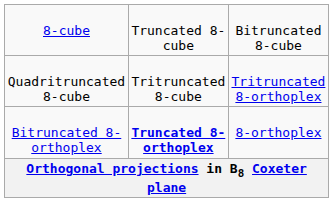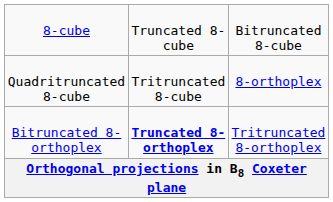(278, 89) Tritruncated 8-orthoplex -> (278, 81) 8-orthoplex
(278, 132) 8-orthoplex -> (278, 140) Tritruncated 8-orthoplex
